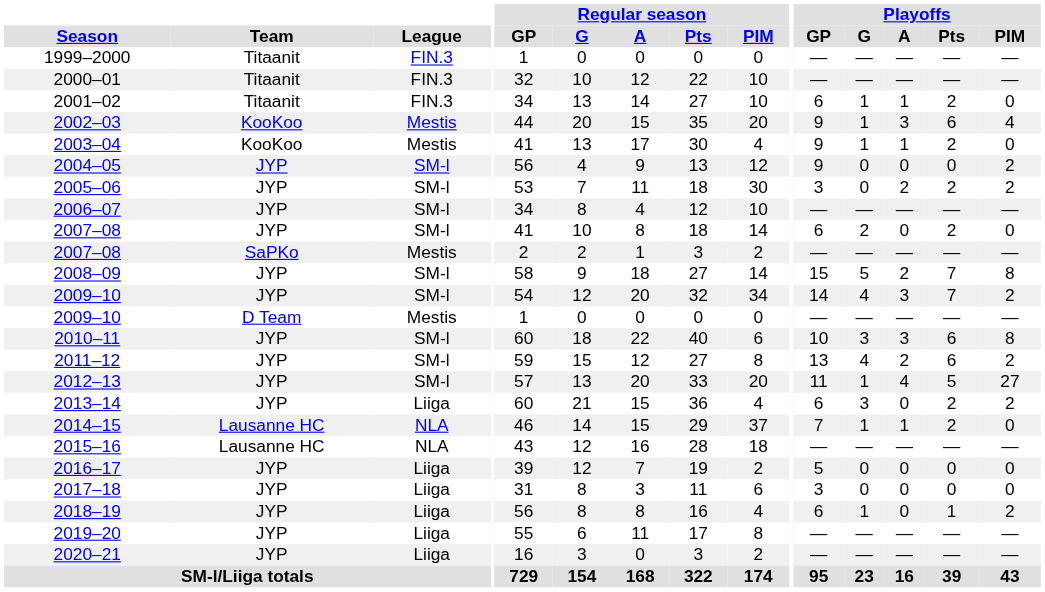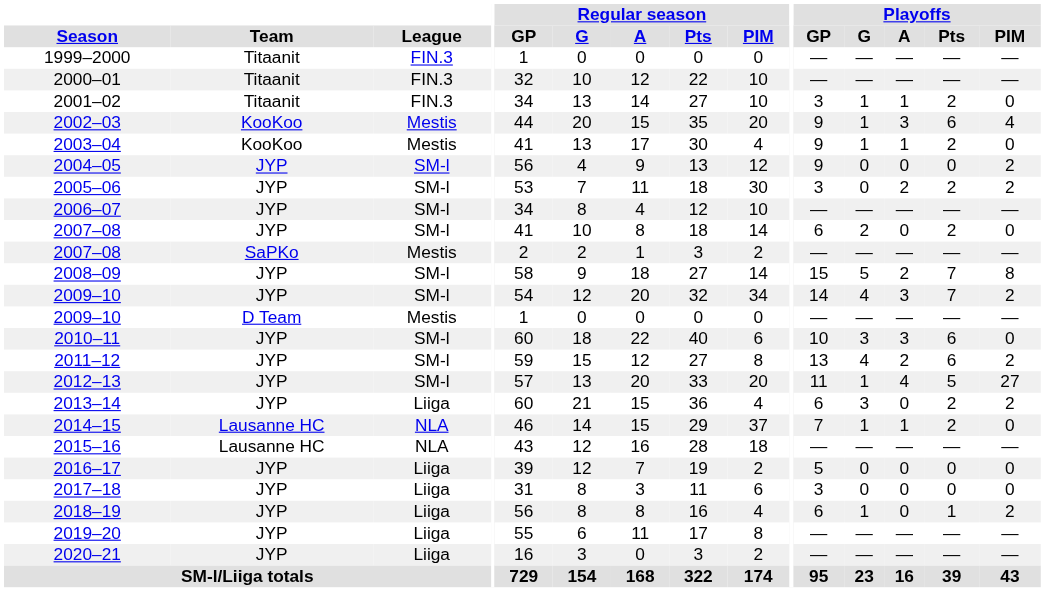(819, 101) 6 -> (819, 101) 3
(1010, 338) 8 -> (1010, 338) 0
